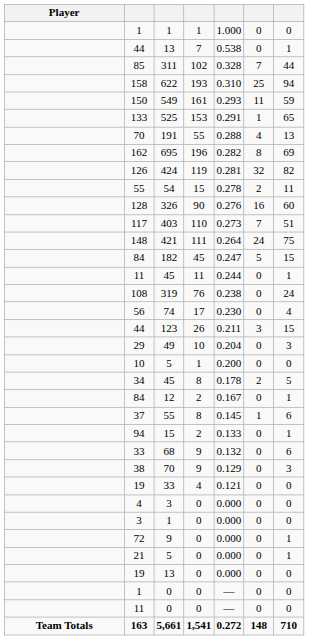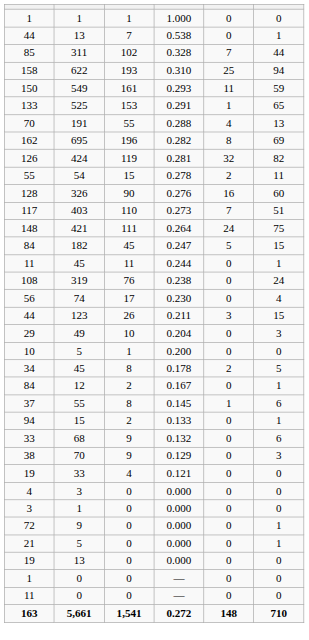- column: (64, 13)
